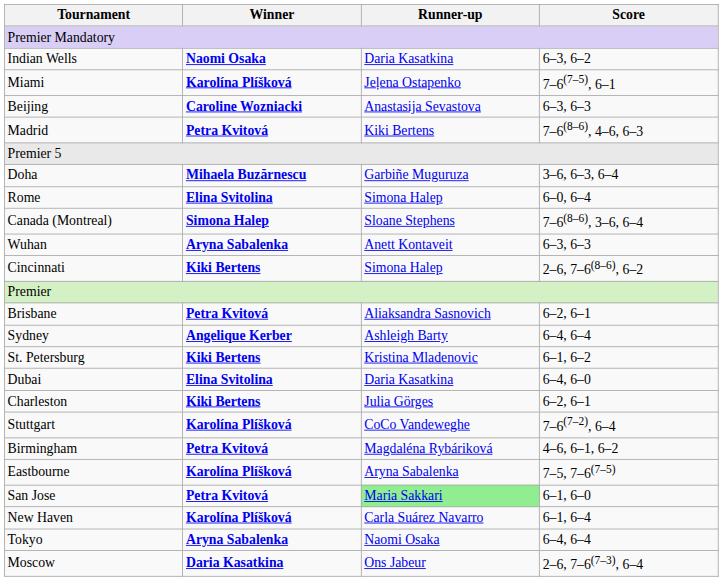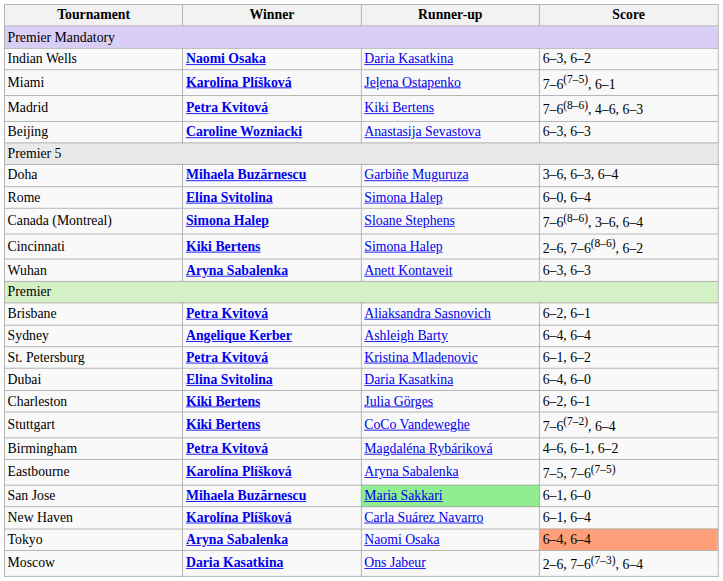rows swapped: (28, 130) <-> (28, 106)
rows swapped: (36, 268) <-> (27, 244)
(223, 357) Kiki Bertens -> (227, 357) Petra Kvitová
(239, 424) Karolína Plíšková -> (223, 424) Kiki Bertens
(227, 496) Petra Kvitová -> (246, 496) Mihaela Buzărnescu
(567, 539) no background -> (567, 539) lightsalmon background
